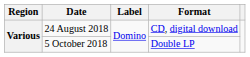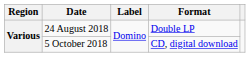(194, 28) CD, digital download -> (173, 28) Double LP
(173, 44) Double LP -> (194, 44) CD, digital download
